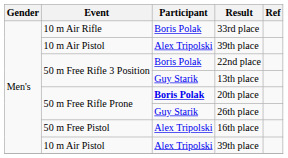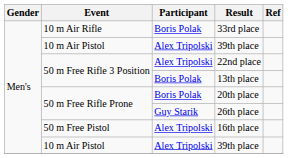(178, 62) Boris Polak -> (183, 62) Alex Tripolski
(176, 79) Guy Starik -> (178, 79) Boris Polak
(179, 95) bold -> (178, 95) normal
